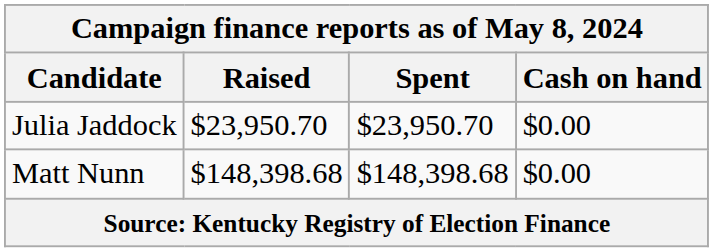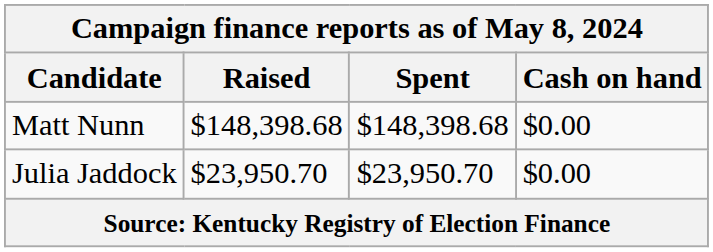rows swapped: (94, 125) <-> (78, 173)
